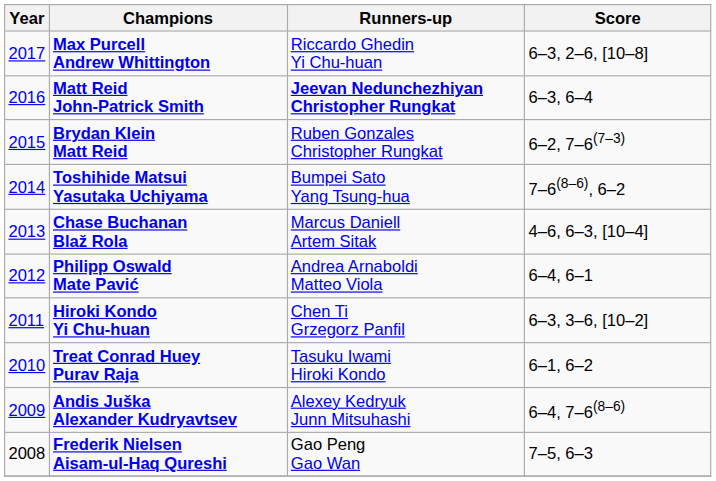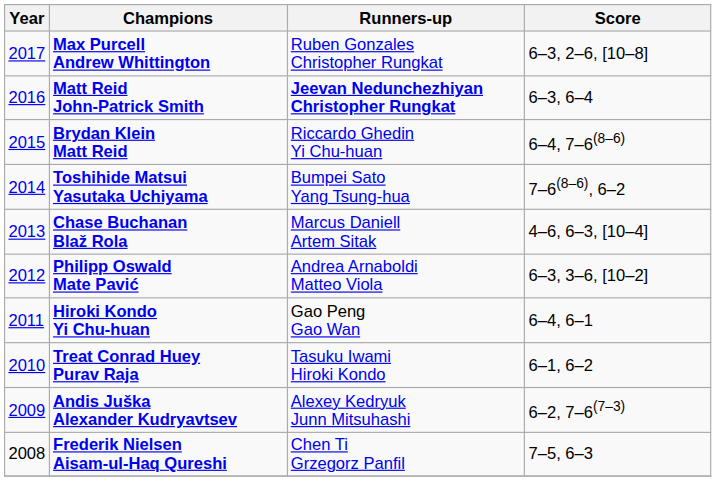(352, 53) Riccardo Ghedin Yi Chu-huan -> (367, 53) Ruben Gonzales Christopher Rungkat
(367, 143) Ruben Gonzales Christopher Rungkat -> (352, 143) Riccardo Ghedin Yi Chu-huan
(577, 143) 6–2, 7–6(7–3) -> (577, 143) 6–4, 7–6(8–6)
(561, 276) 6–4, 6–1 -> (588, 276) 6–3, 3–6, [10–2]
(348, 321) Chen Ti Grzegorz Panfil -> (328, 321) Gao Peng Gao Wan
(588, 321) 6–3, 3–6, [10–2] -> (561, 321) 6–4, 6–1
(577, 410) 6–4, 7–6(8–6) -> (577, 410) 6–2, 7–6(7–3)
(328, 454) Gao Peng Gao Wan -> (348, 454) Chen Ti Grzegorz Panfil
